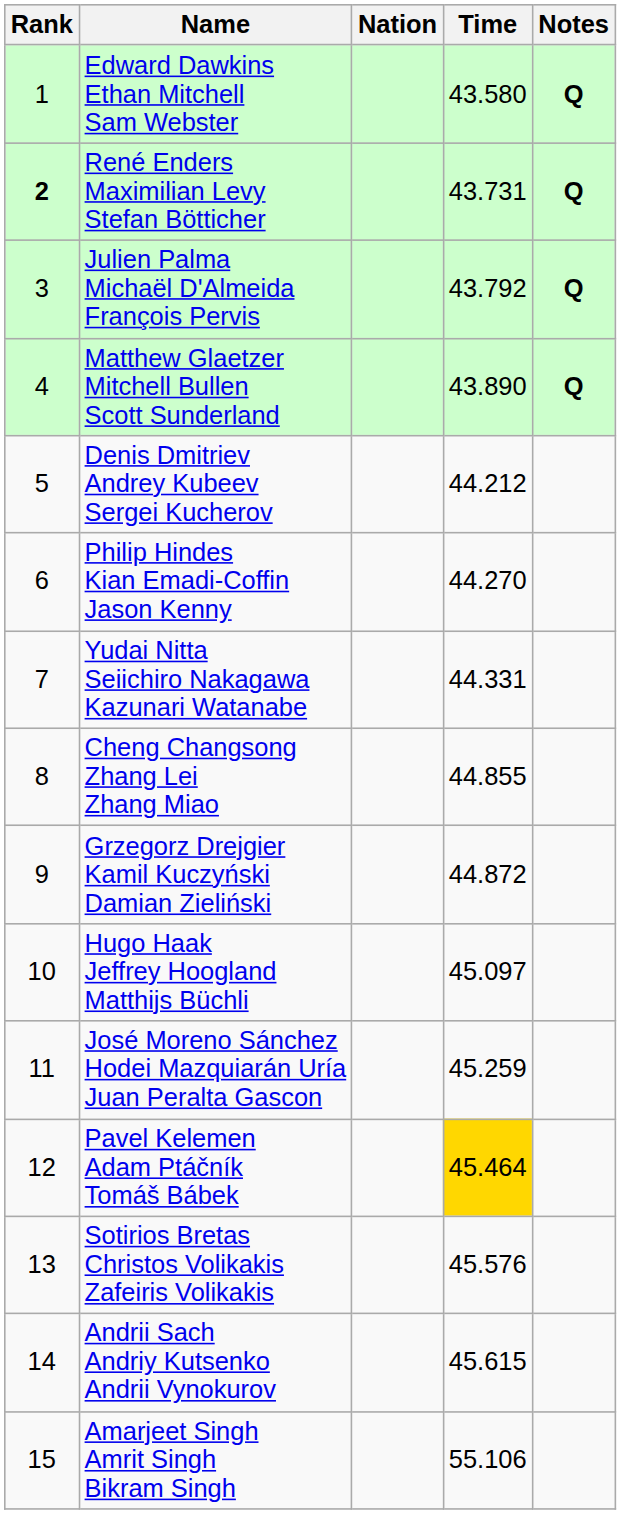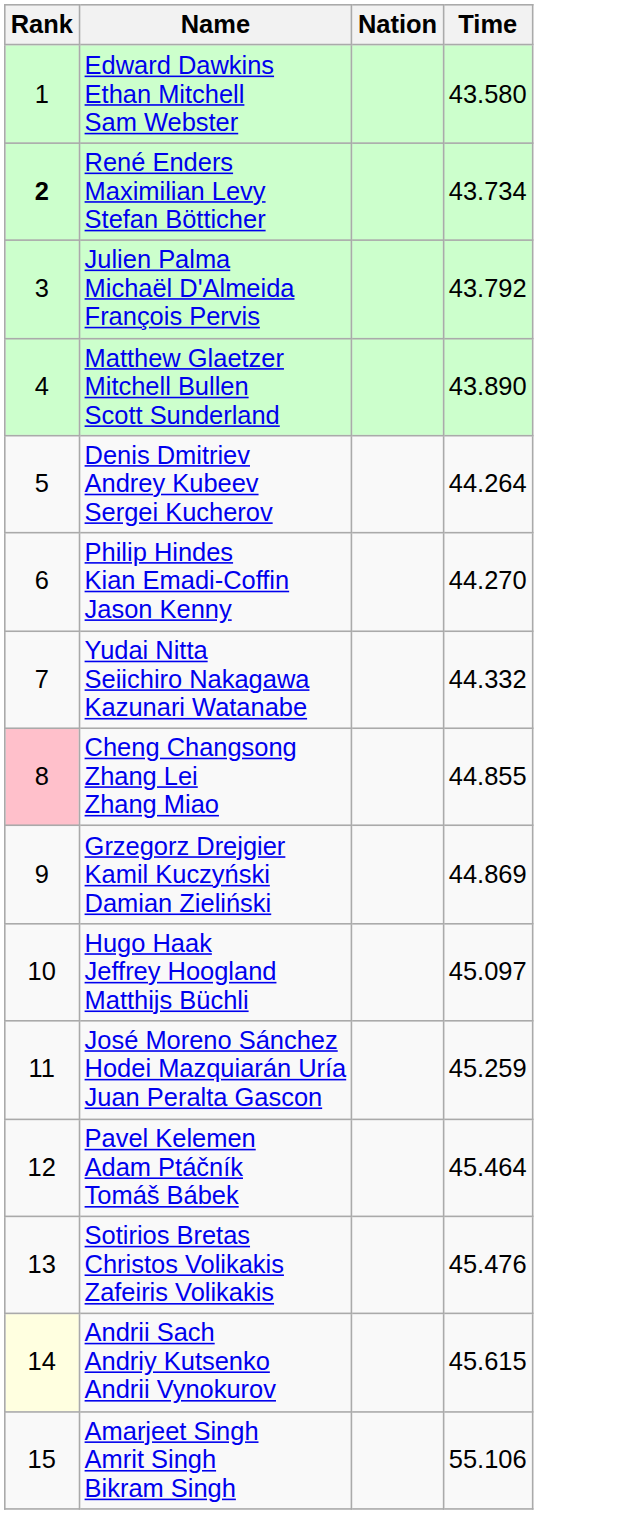- column: (574, 24)
(488, 191) 43.731 -> (488, 191) 43.734
(488, 483) 44.212 -> (488, 483) 44.264
(488, 679) 44.331 -> (488, 679) 44.332
(42, 776) no background -> (42, 776) pink background
(488, 874) 44.872 -> (488, 874) 44.869
(488, 1167) gold background -> (488, 1167) no background
(488, 1264) 45.576 -> (488, 1264) 45.476
(42, 1362) no background -> (42, 1362) lightyellow background
